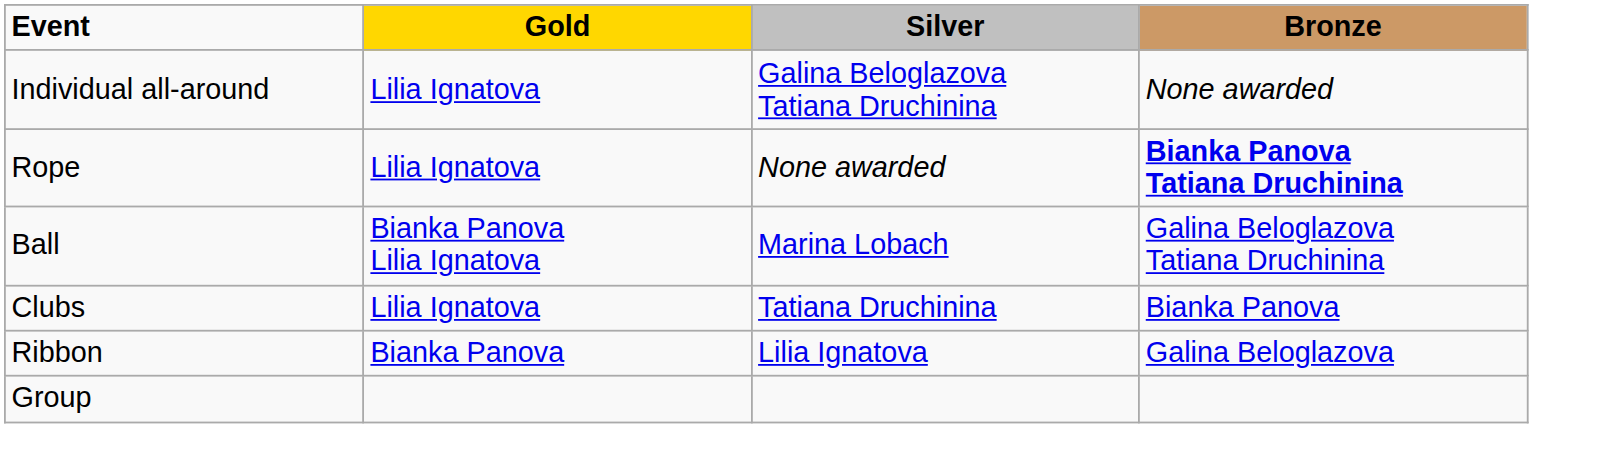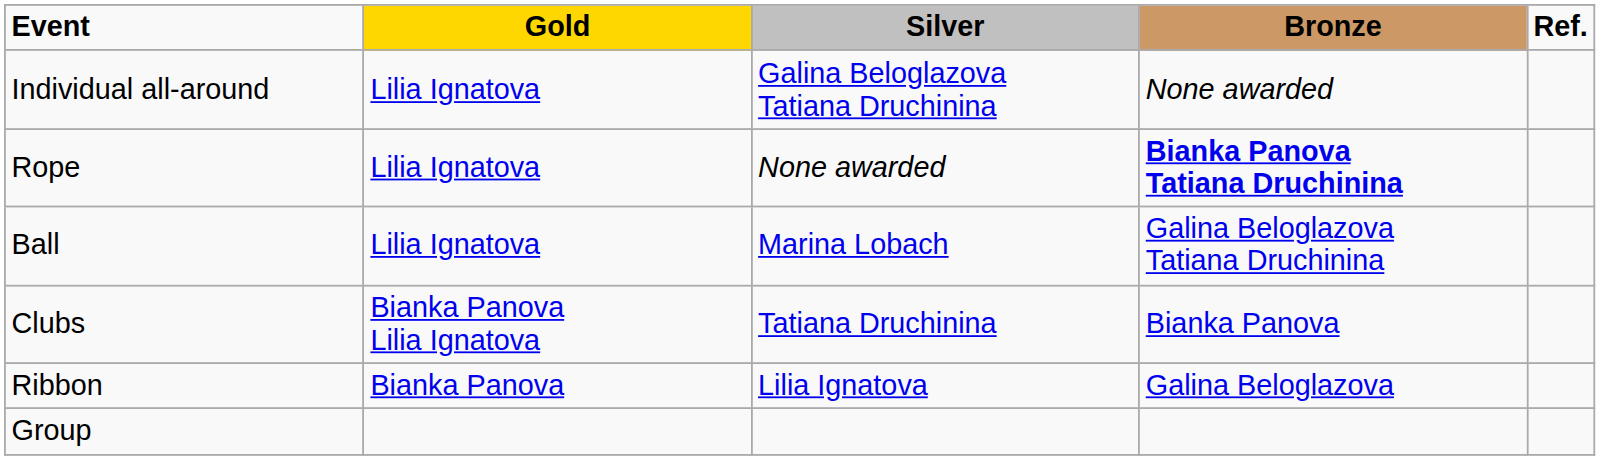+ column: (1561, 27)
(467, 245) Bianka Panova Lilia Ignatova -> (455, 245) Lilia Ignatova
(455, 307) Lilia Ignatova -> (467, 323) Bianka Panova Lilia Ignatova
